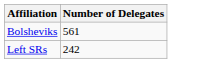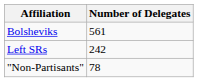+ row: (45, 67)
